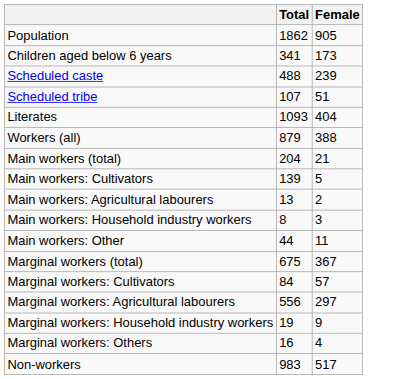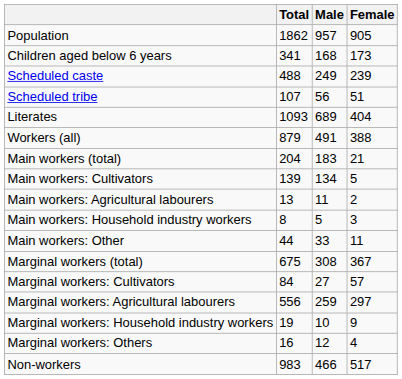+ column: (330, 14)
